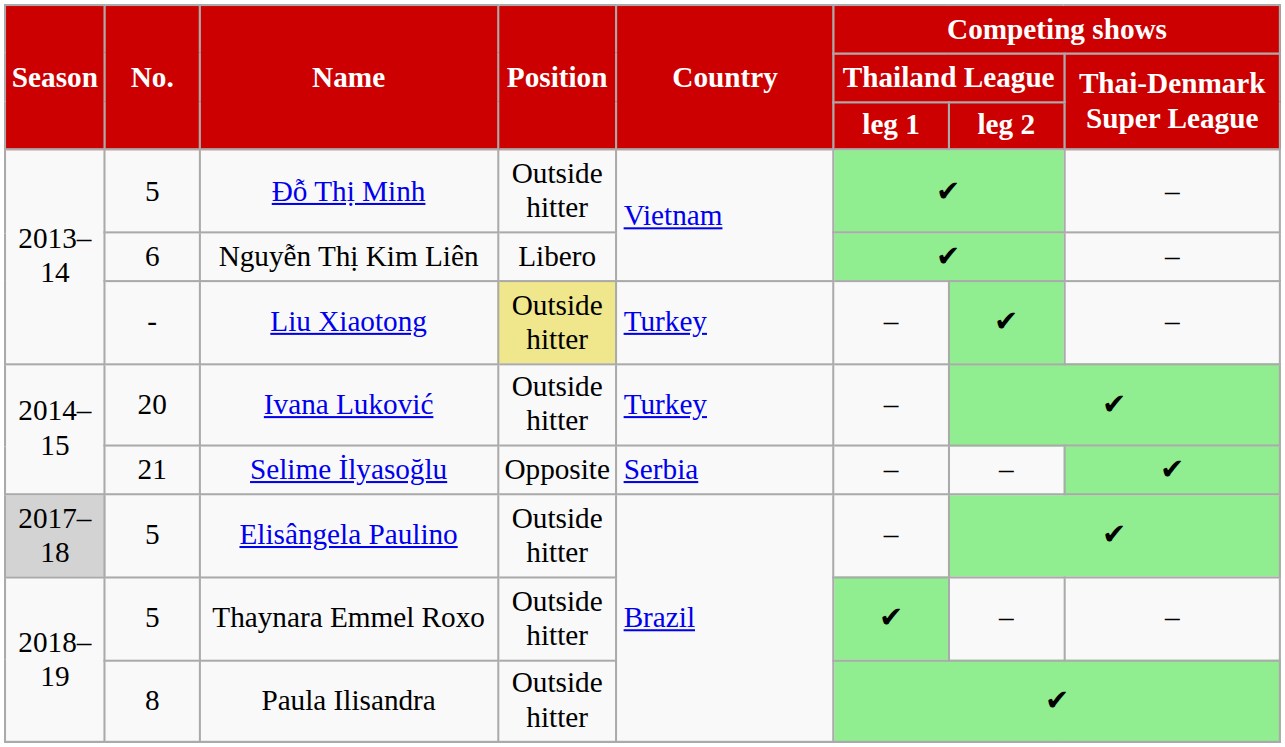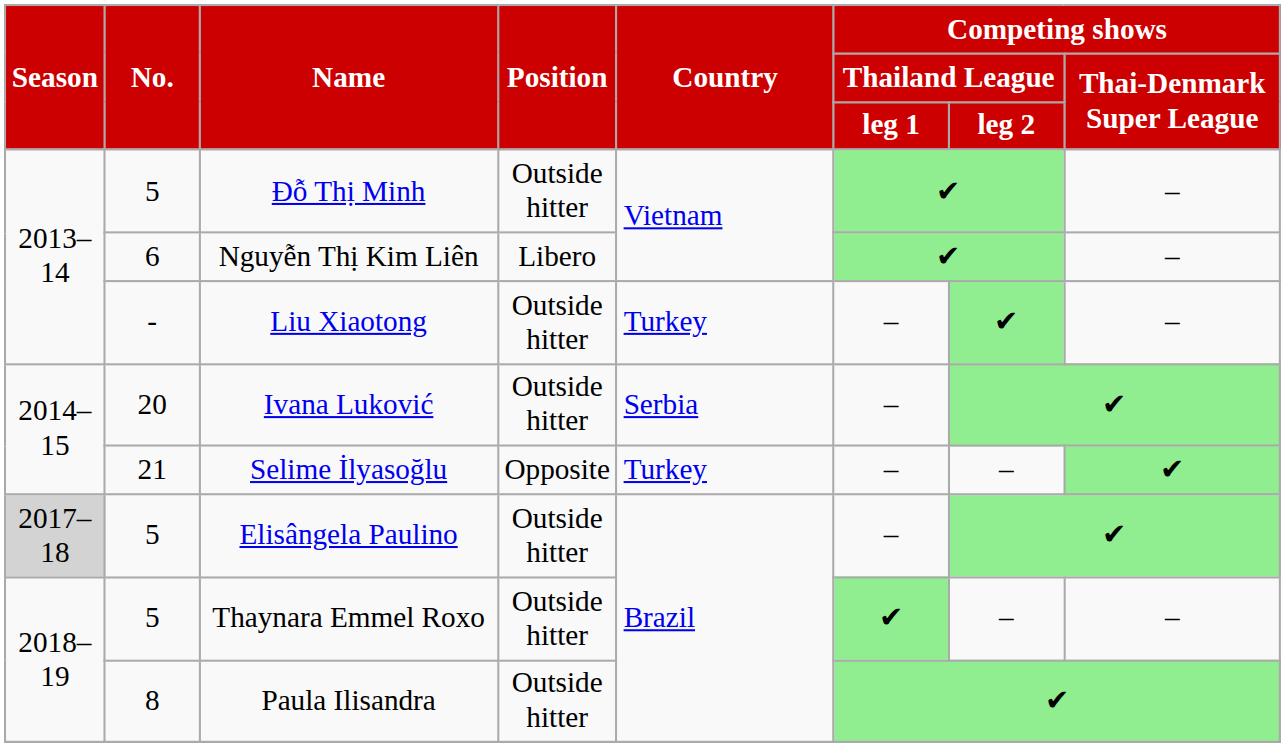(557, 321) khaki background -> (557, 321) no background
(665, 404) Turkey -> (661, 404) Serbia
(661, 470) Serbia -> (665, 470) Turkey
